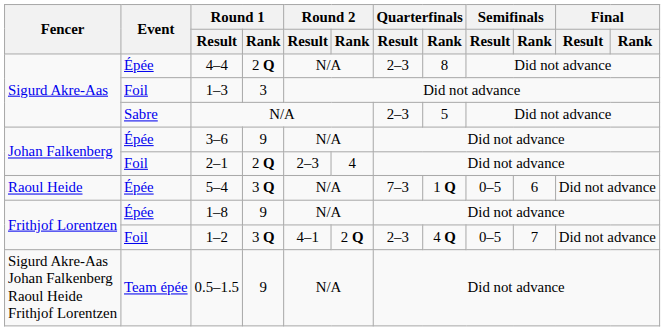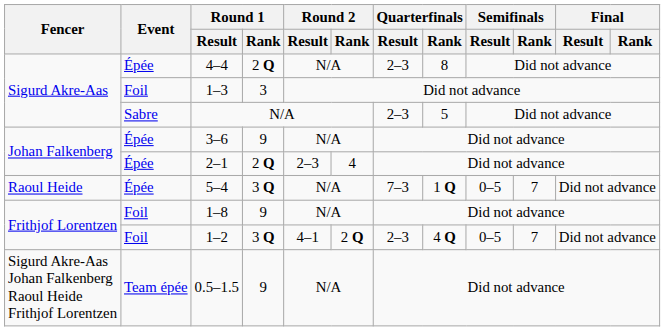(136, 163) Foil -> (139, 163) Épée
(534, 188) 6 -> (534, 188) 7
(139, 212) Épée -> (136, 212) Foil
